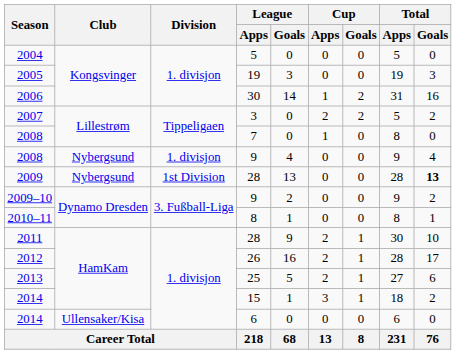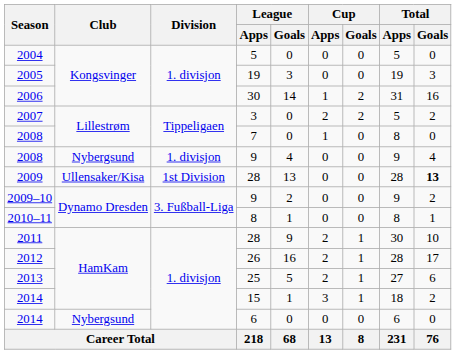(103, 177) Nybergsund -> (103, 177) Ullensaker/Kisa
(103, 319) Ullensaker/Kisa -> (103, 319) Nybergsund
